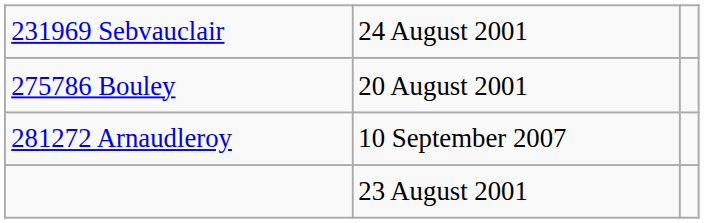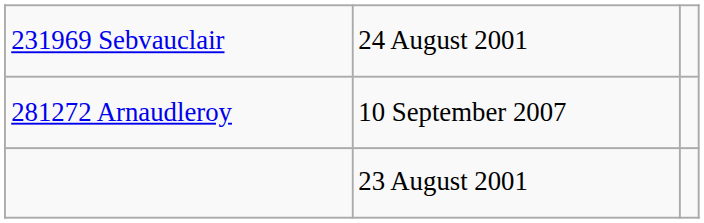- row: (93, 84)
